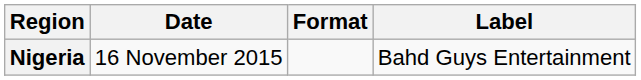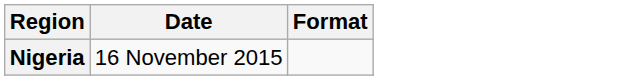- column: (504, 22)
